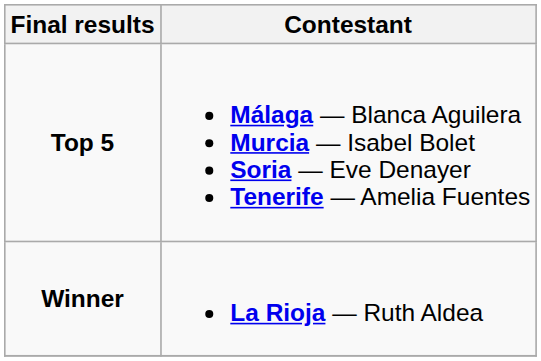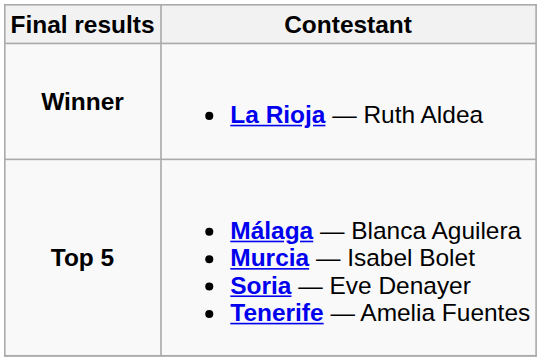rows swapped: (83, 298) <-> (83, 142)
